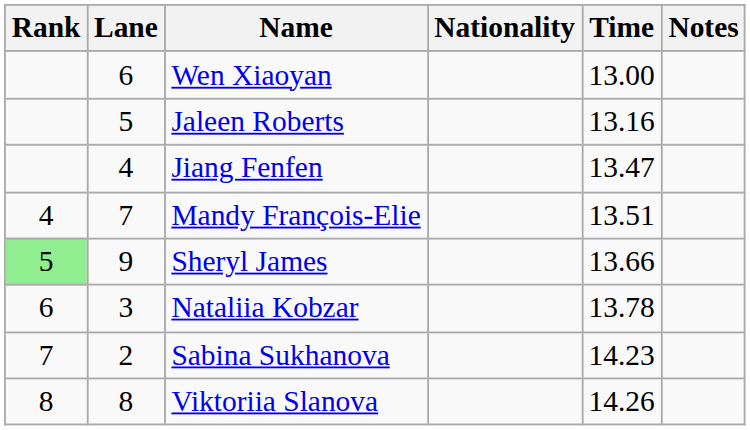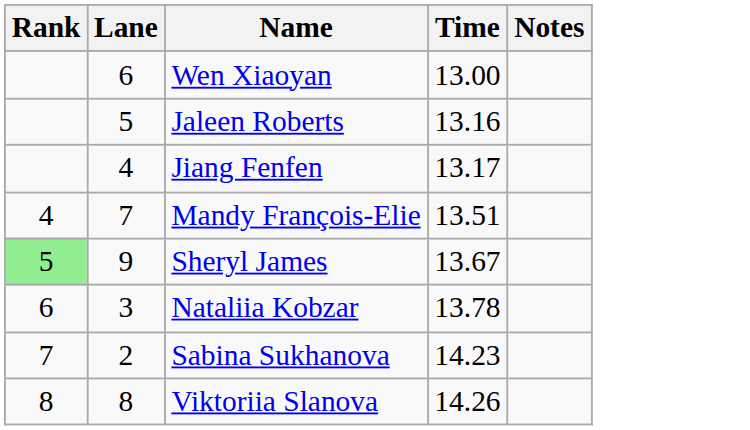- column: (505, 27)
(622, 167) 13.47 -> (467, 167) 13.17
(622, 261) 13.66 -> (467, 261) 13.67
